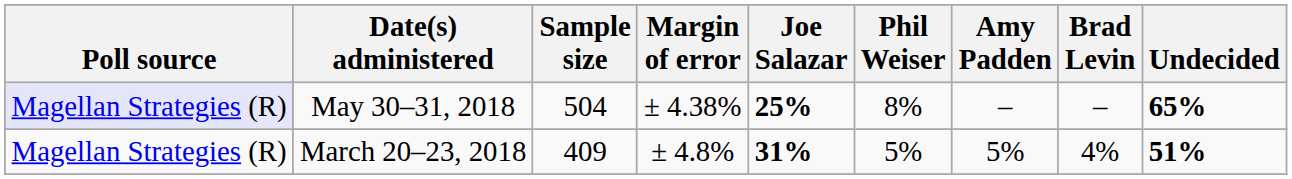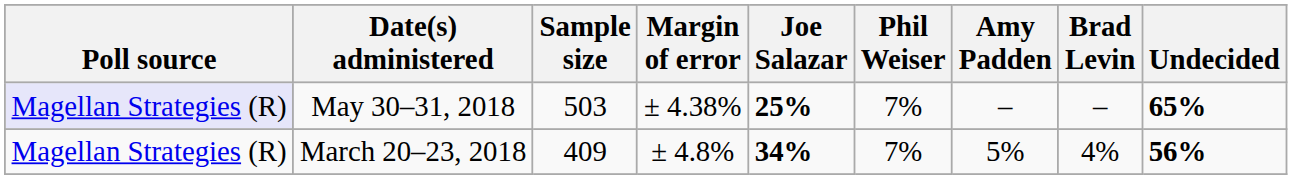(585, 105) 504 -> (585, 105) 503
(903, 105) 8% -> (903, 105) 7%
(784, 151) 31% -> (784, 151) 34%
(903, 151) 5% -> (903, 151) 7%
(1177, 151) 51% -> (1177, 151) 56%
